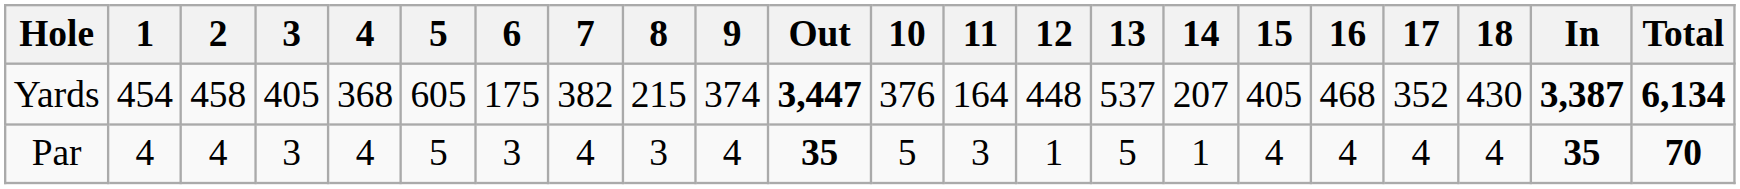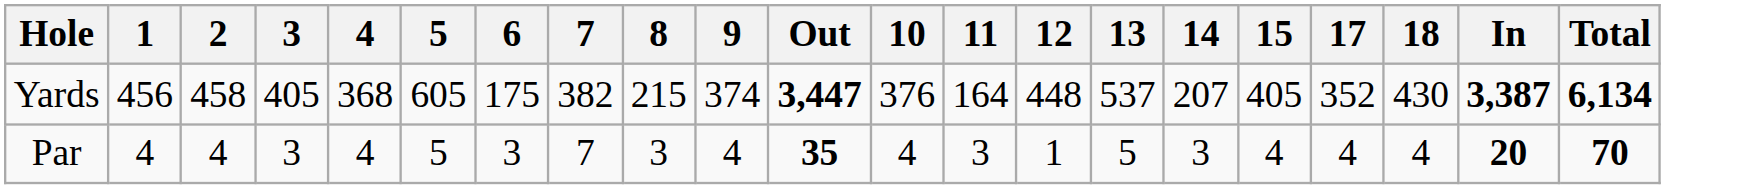- column: (1348, 34)
(145, 93) 454 -> (145, 93) 456
(585, 152) 4 -> (585, 152) 7
(907, 152) 5 -> (907, 152) 4
(1201, 152) 1 -> (1201, 152) 3
(1582, 152) 35 -> (1508, 152) 20
